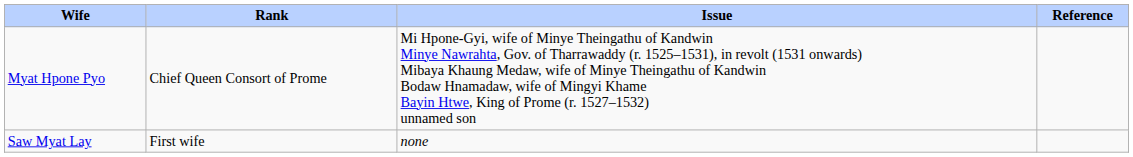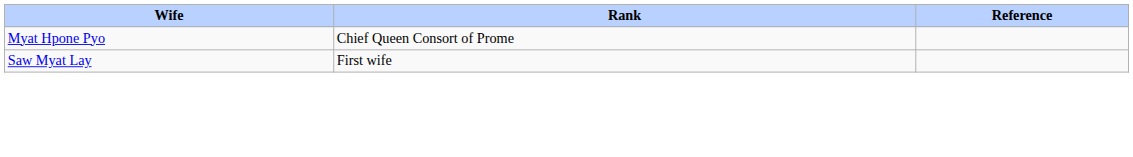- column: (717, 15)
